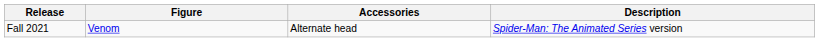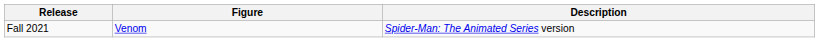- column: (389, 12)
